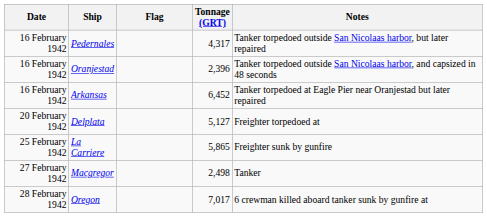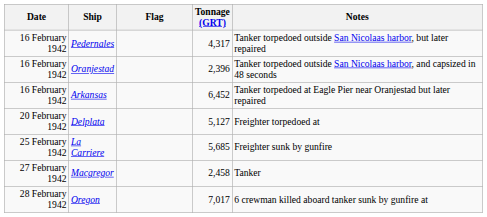(219, 147) 5,865 -> (219, 147) 5,685
(219, 173) 2,498 -> (219, 173) 2,458
